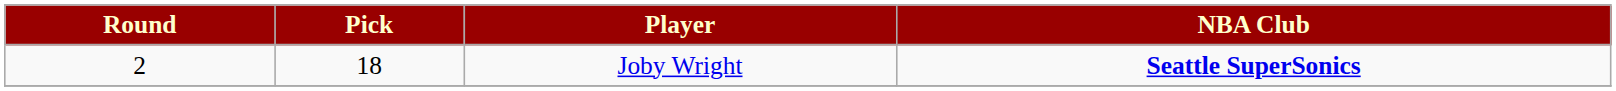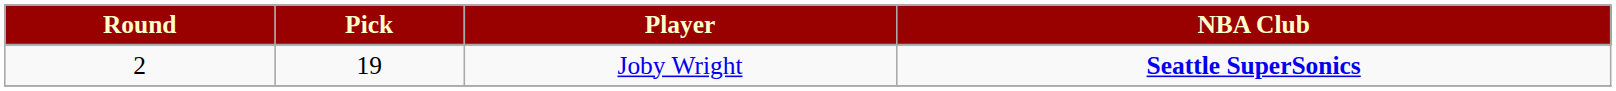(369, 65) 18 -> (369, 65) 19
